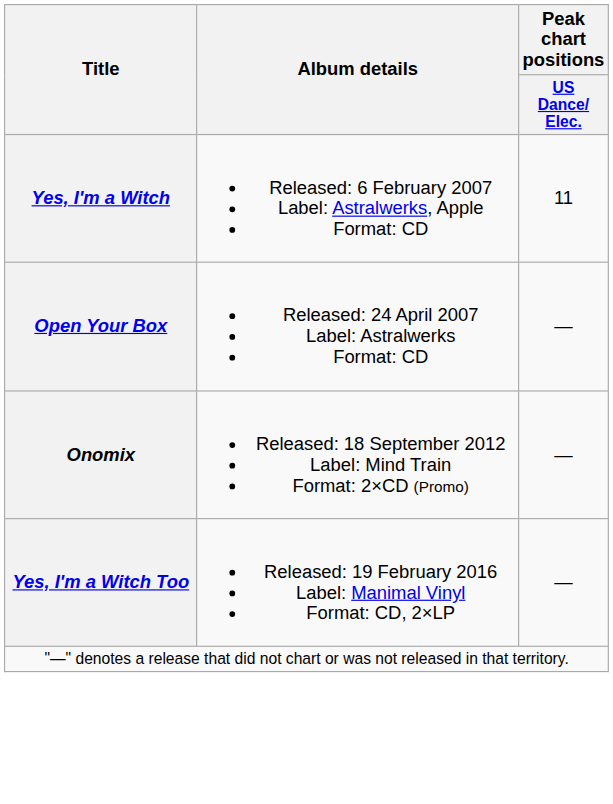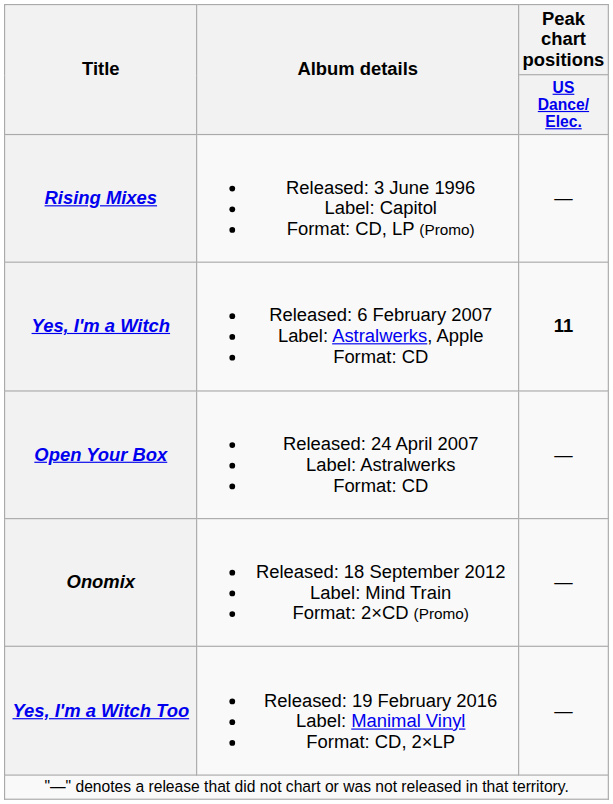+ row: (101, 198)
(563, 198) normal -> (563, 326) bold
